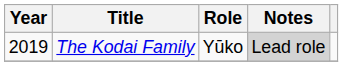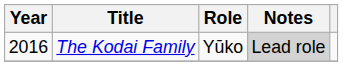(28, 46) 2019 -> (28, 46) 2016
